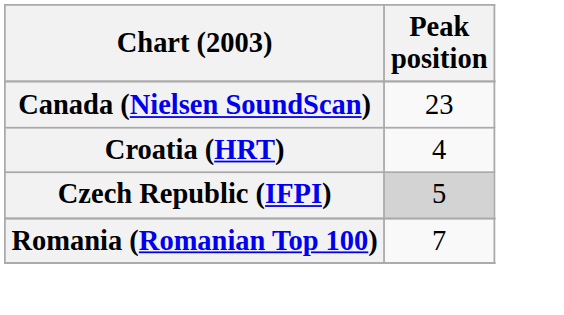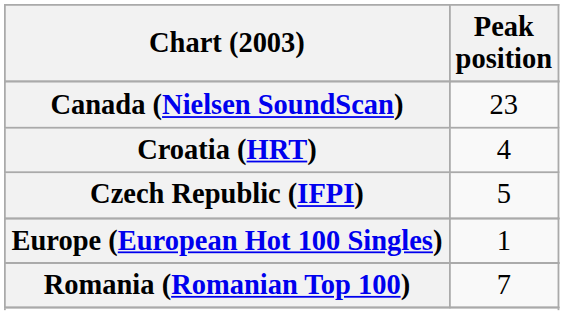(439, 194) lightgrey background -> (504, 194) no background
+ row: (227, 239)
